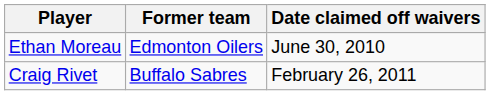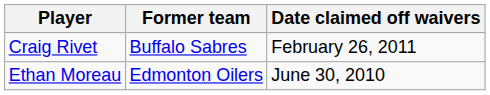rows swapped: (65, 47) <-> (53, 75)
